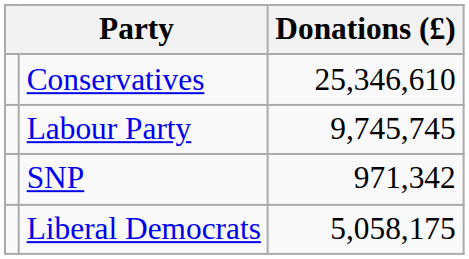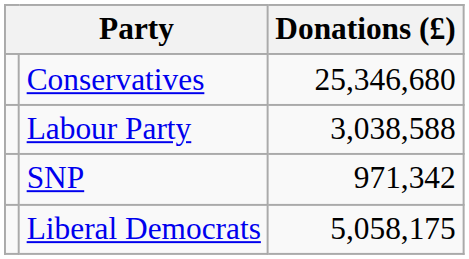(385, 79) 25,346,610 -> (385, 79) 25,346,680
(393, 128) 9,745,745 -> (393, 128) 3,038,588
